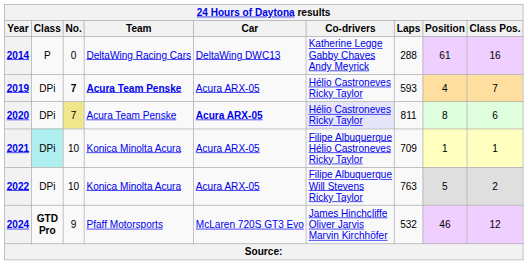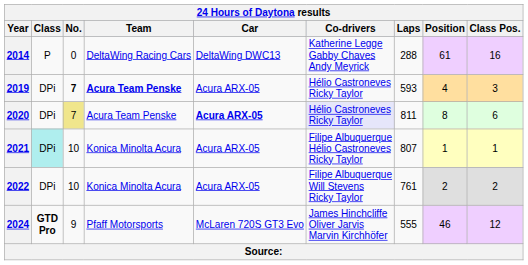(495, 88) 7 -> (495, 88) 3
(409, 148) 709 -> (409, 148) 807
(409, 187) 763 -> (409, 187) 761
(445, 187) 5 -> (445, 187) 2
(409, 225) 532 -> (409, 225) 555
